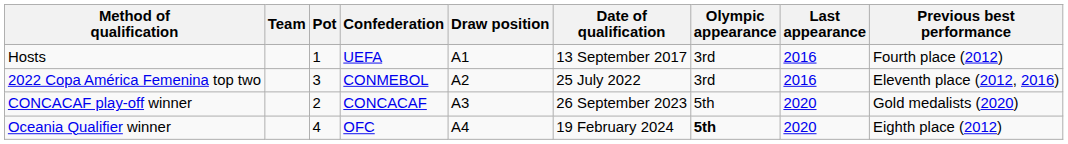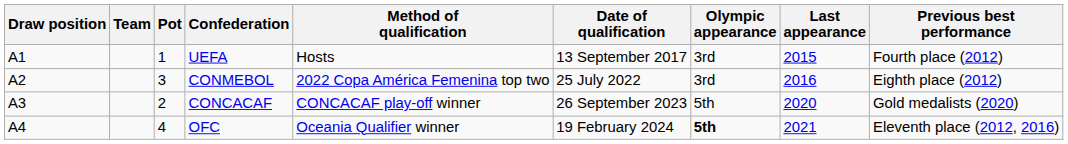columns swapped: (500, 24) <-> (134, 24)
(800, 56) 2016 -> (800, 56) 2015
(966, 80) Eleventh place (2012, 2016) -> (938, 80) Eighth place (2012)
(800, 127) 2020 -> (800, 127) 2021
(938, 127) Eighth place (2012) -> (966, 127) Eleventh place (2012, 2016)
